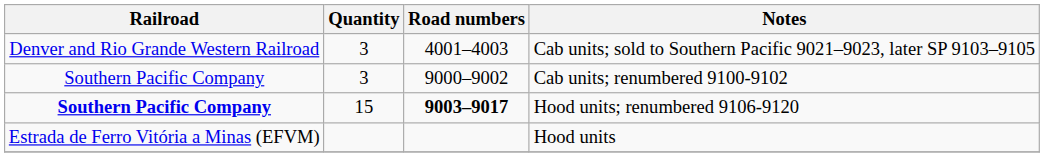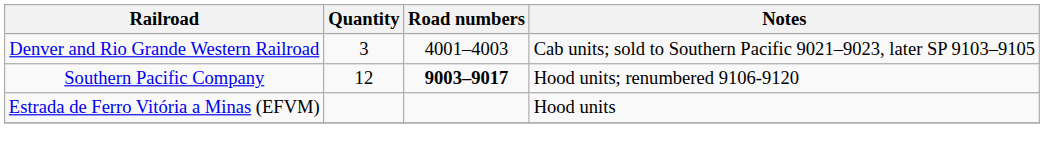- row: (661, 78)
(164, 107) bold -> (164, 78) normal
(364, 107) 15 -> (364, 78) 12
